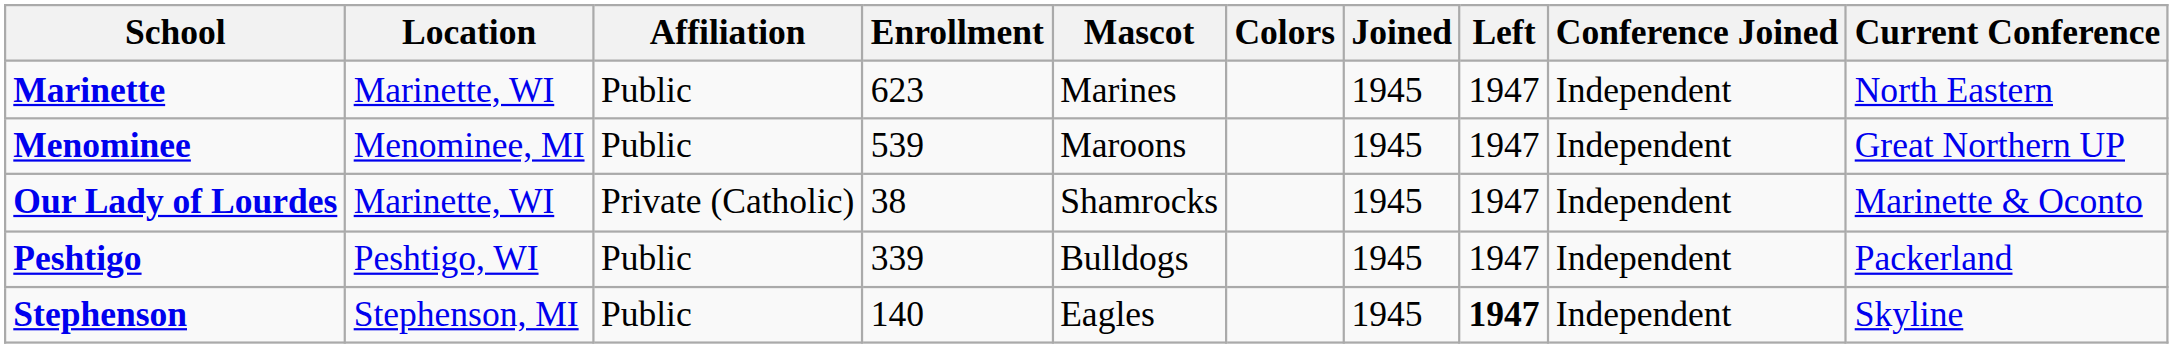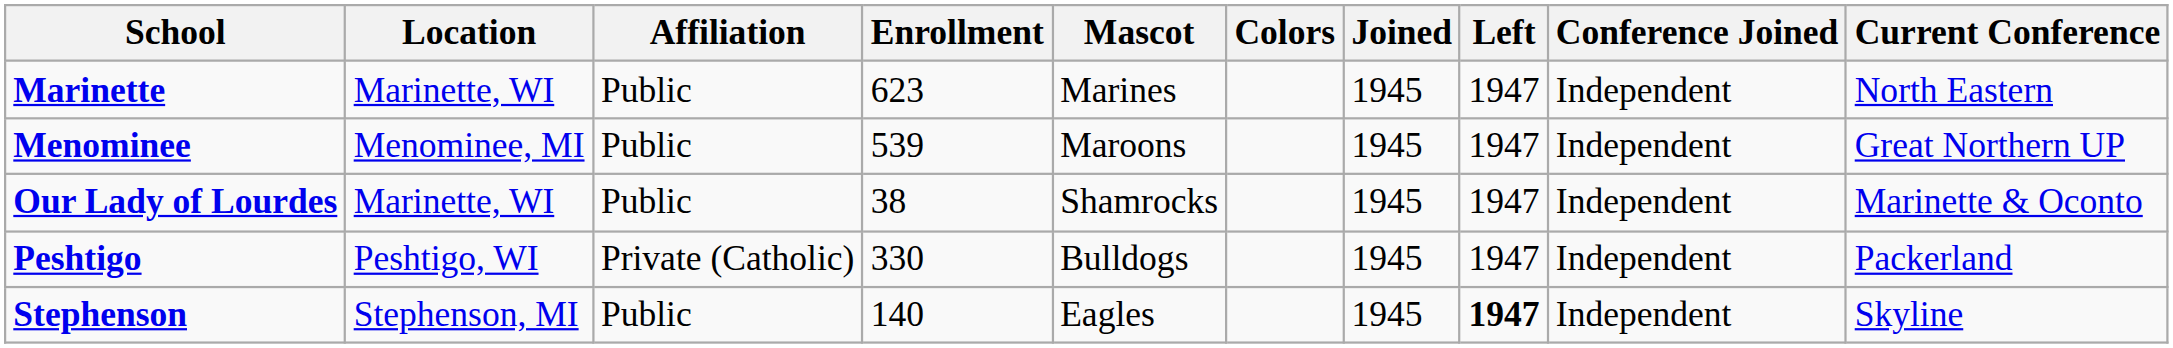(728, 201) Private (Catholic) -> (646, 201) Public
(646, 257) Public -> (728, 257) Private (Catholic)
(897, 257) 339 -> (897, 257) 330
